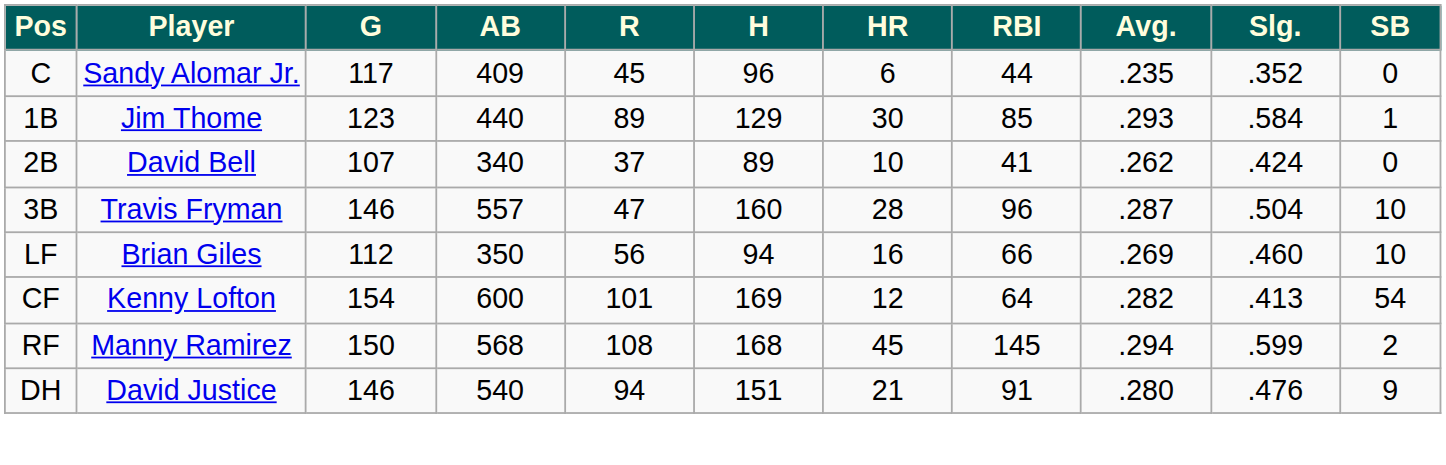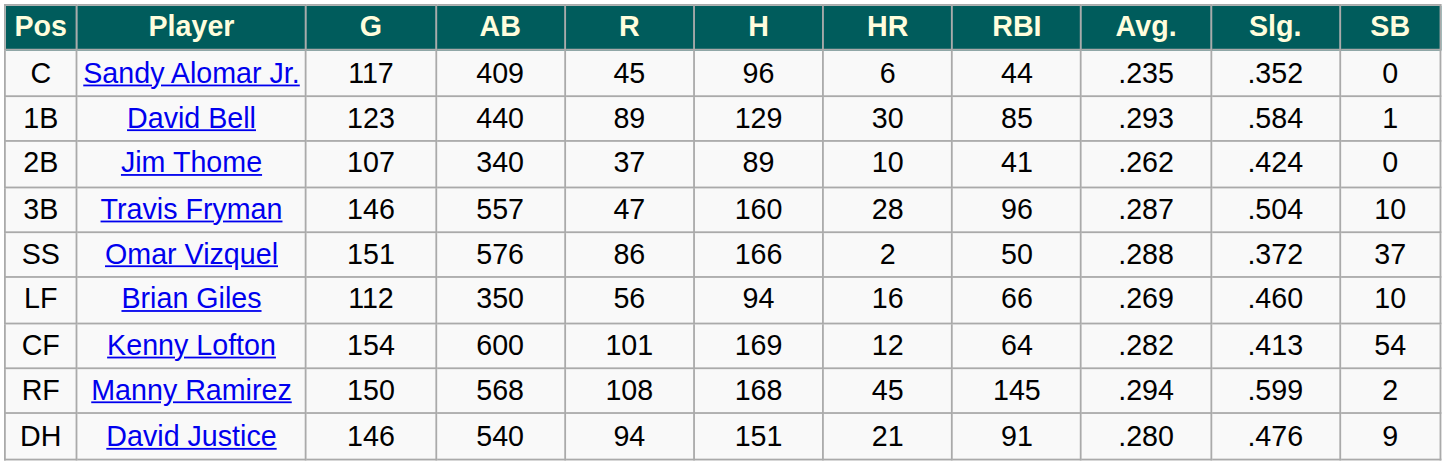(192, 118) Jim Thome -> (192, 118) David Bell
(192, 163) David Bell -> (192, 163) Jim Thome
+ row: (41, 254)
